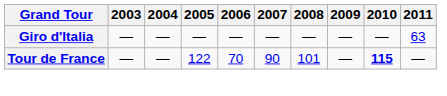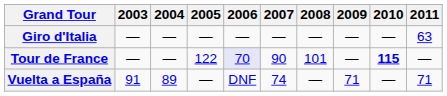(236, 58) no background -> (242, 58) lavender background
+ row: (59, 79)
